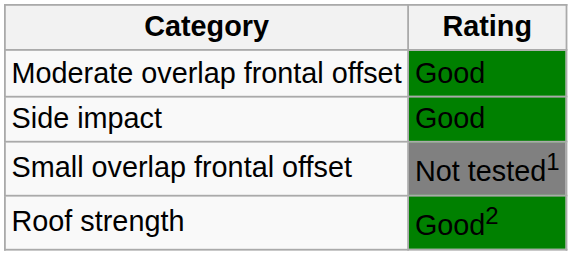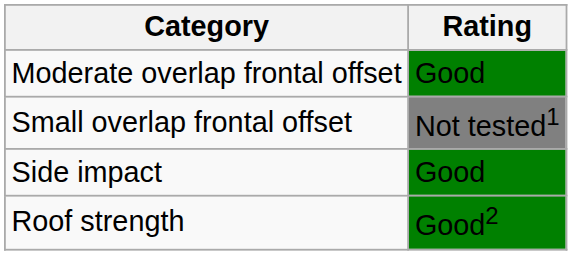rows swapped: (182, 168) <-> (87, 118)
